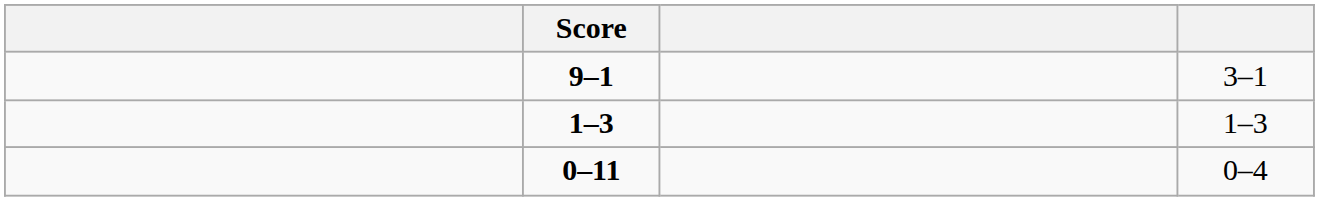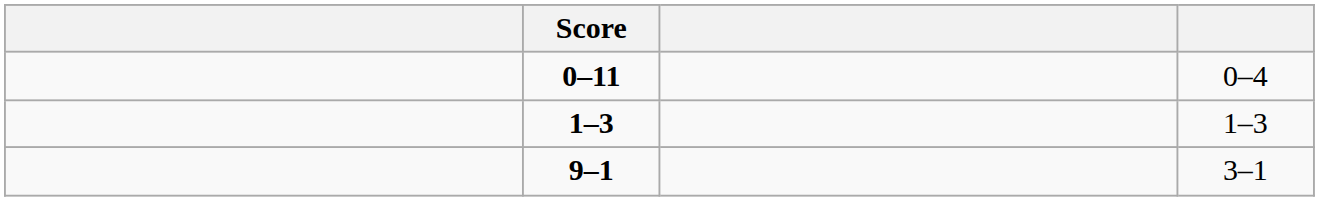rows swapped: (591, 170) <-> (591, 75)
